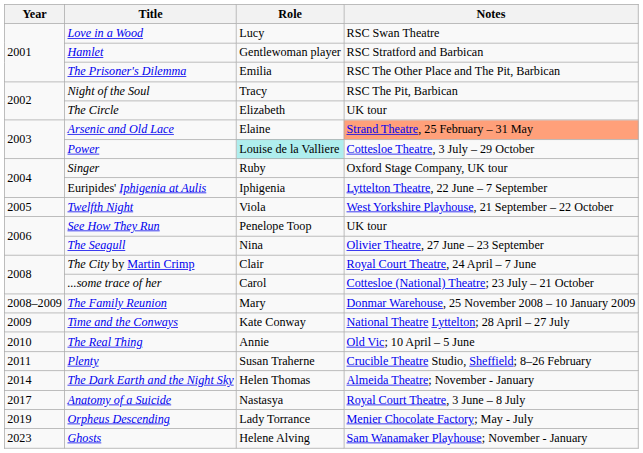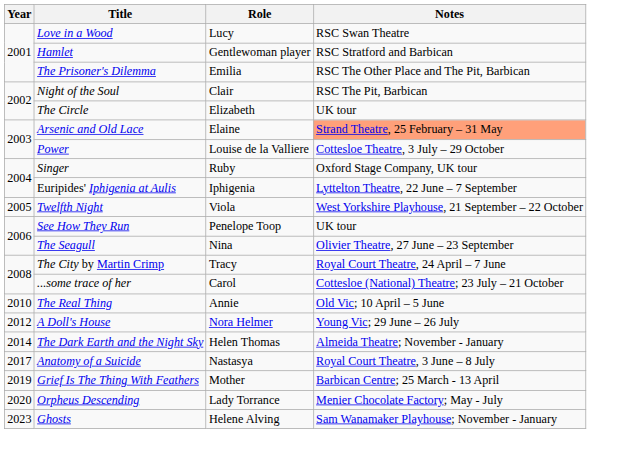(253, 91) Tracy -> (221, 91) Clair
(289, 149) paleturquoise background -> (259, 149) no background
(251, 264) Clair -> (223, 264) Tracy
- row: (117, 303)
- row: (123, 322)
- row: (83, 361)
+ row: (74, 322)
+ row: (118, 380)
(19, 419) 2019 -> (19, 399) 2020
